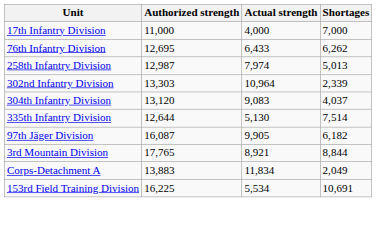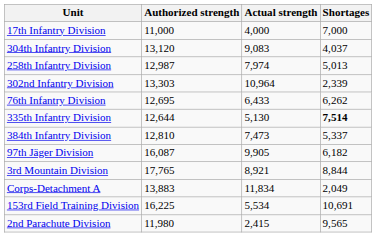rows swapped: (56, 48) <-> (59, 100)
(335, 118) normal -> (335, 118) bold
+ row: (59, 135)
+ row: (59, 223)
